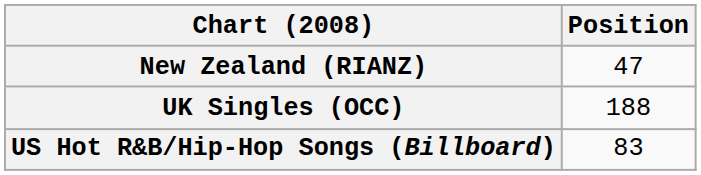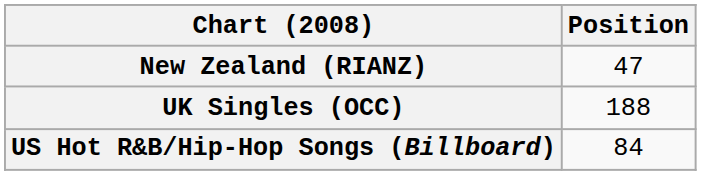(628, 149) 83 -> (628, 149) 84
